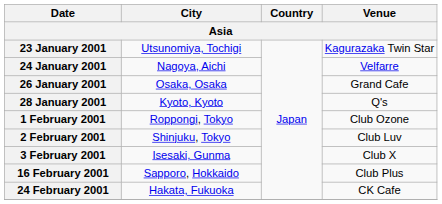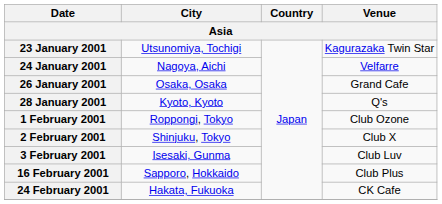(379, 137) Club Luv -> (379, 137) Club X
(379, 155) Club X -> (379, 155) Club Luv
